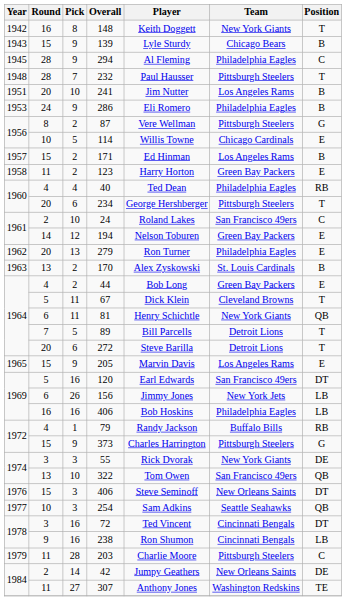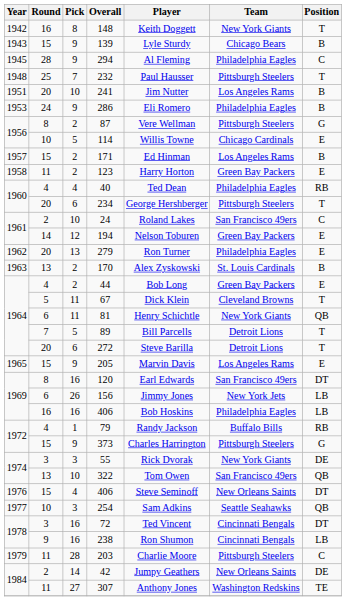(46, 76) 28 -> (46, 76) 25
(46, 380) 5 -> (46, 380) 8
(75, 492) 3 -> (75, 492) 4
